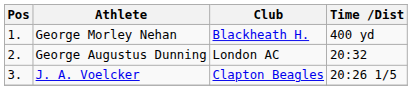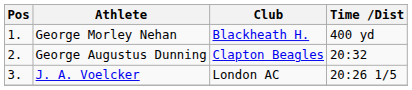(246, 55) London AC -> (268, 55) Clapton Beagles
(268, 75) Clapton Beagles -> (246, 75) London AC
